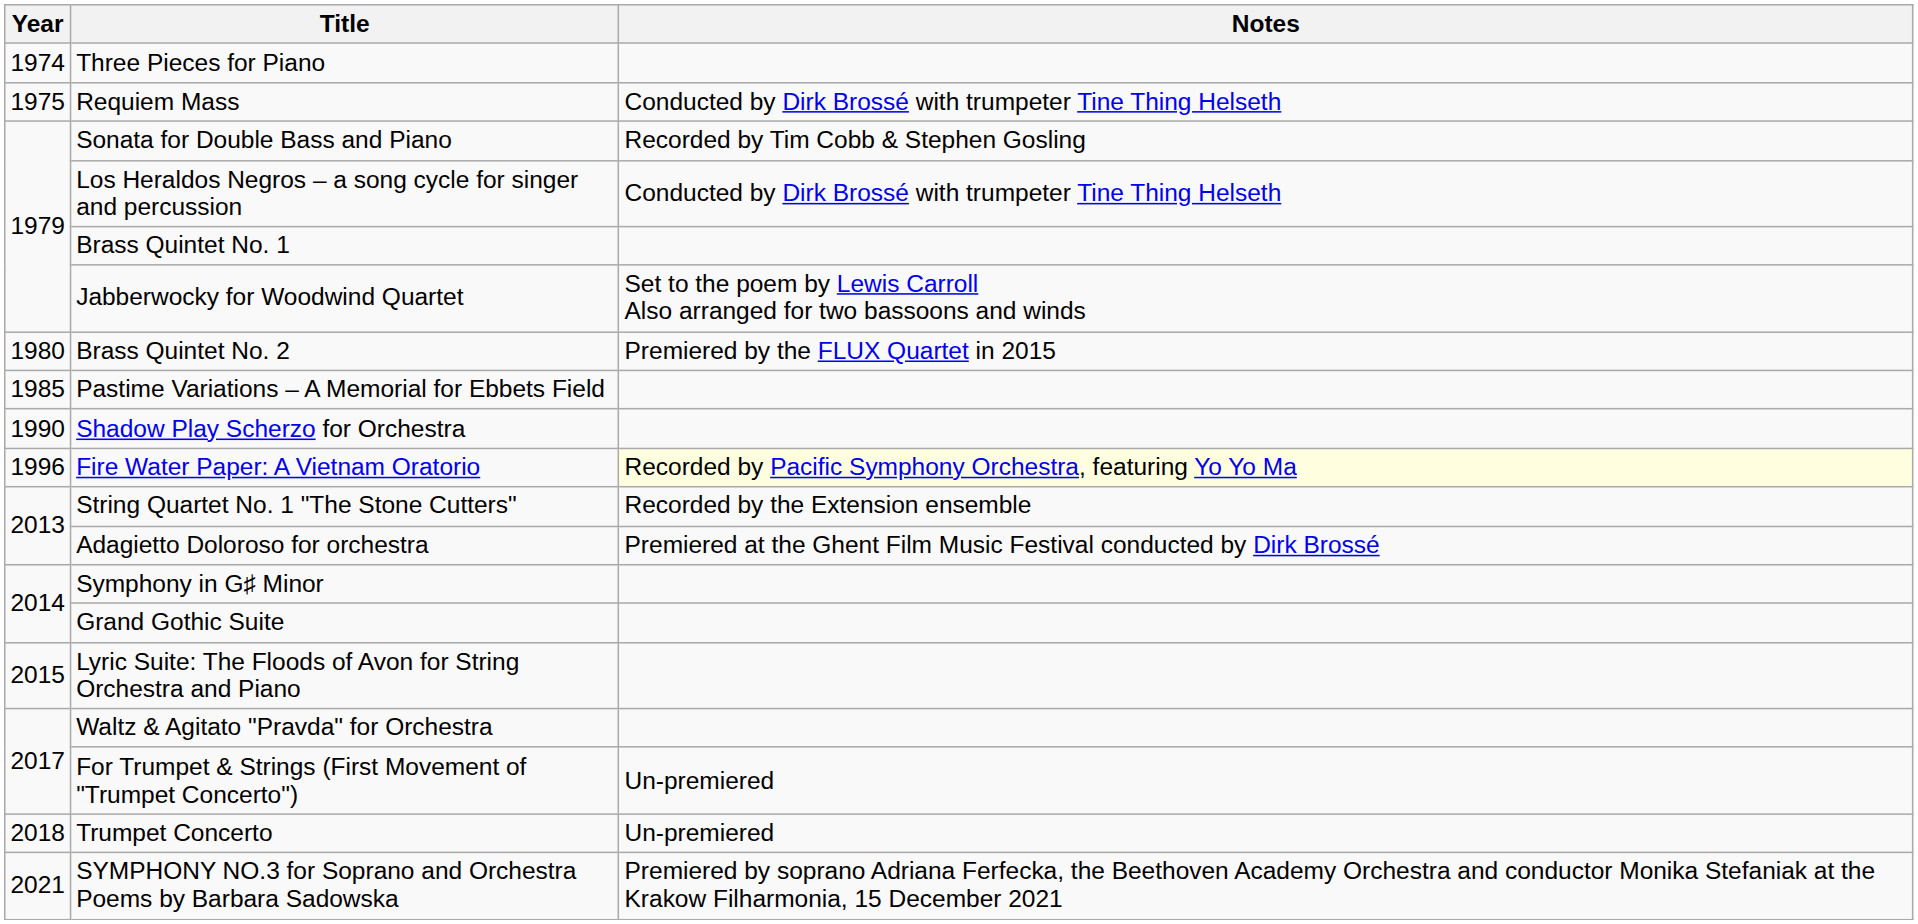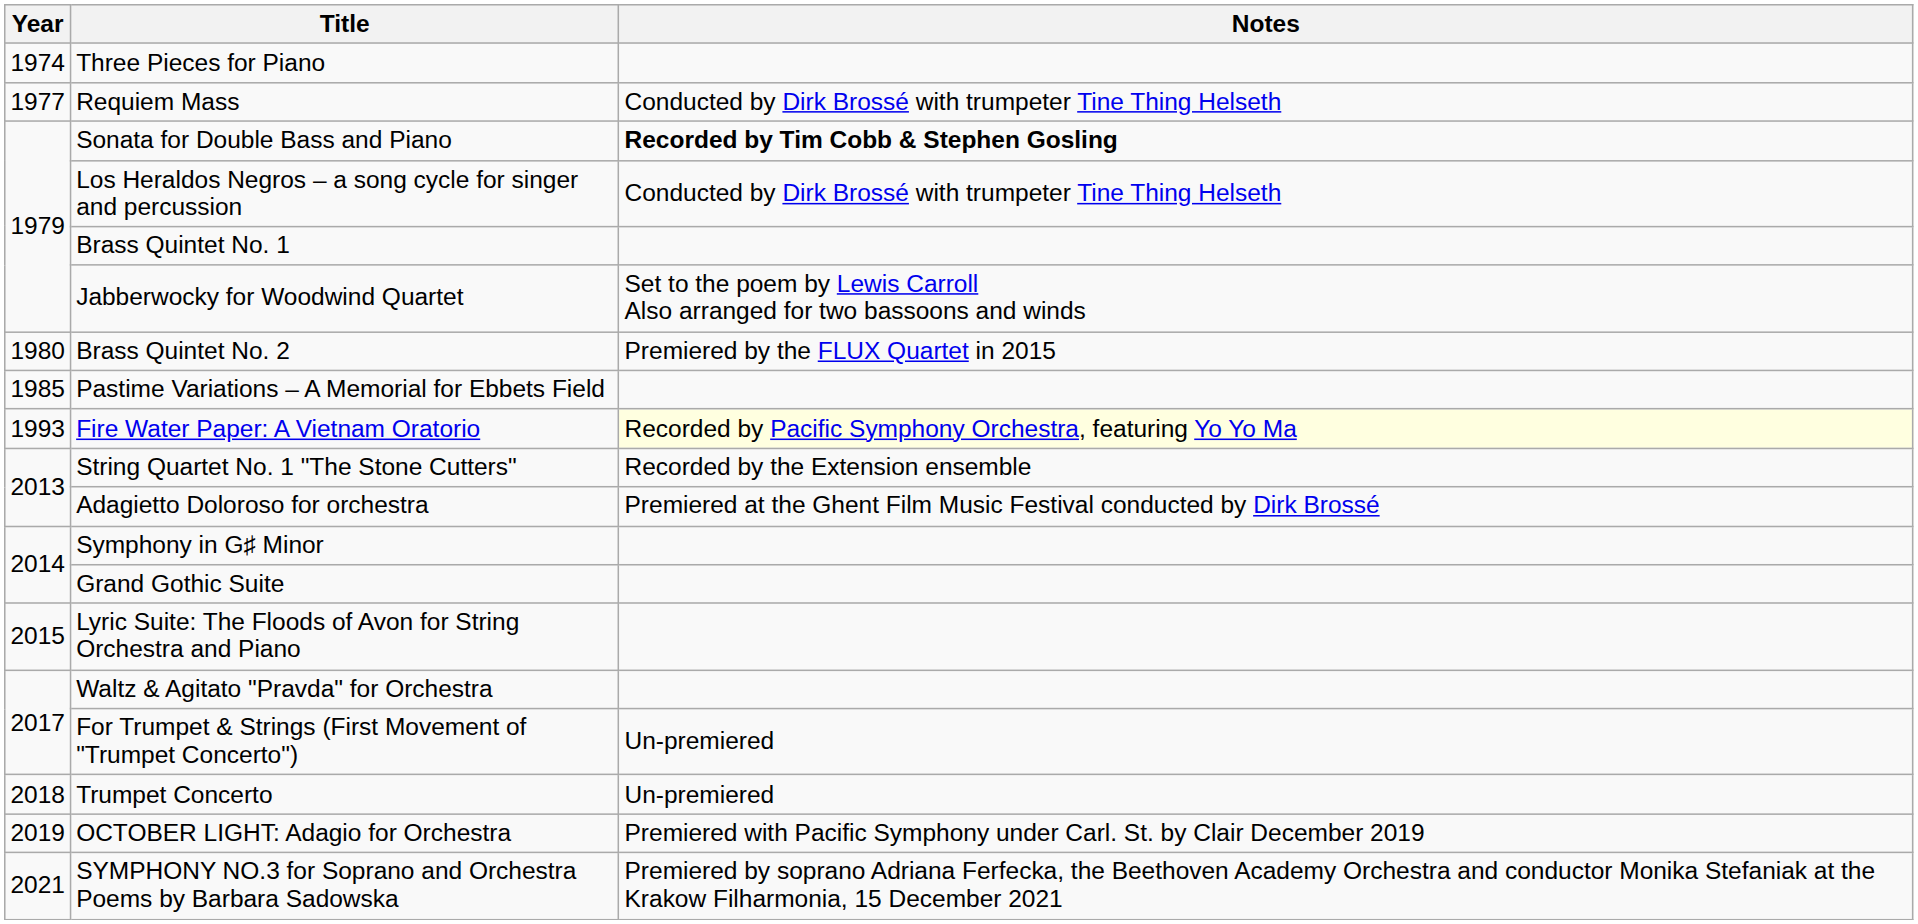(38, 101) 1975 -> (38, 101) 1977
(855, 140) normal -> (871, 140) bold
- row: (271, 428)
(38, 467) 1996 -> (38, 428) 1993
+ row: (294, 832)
